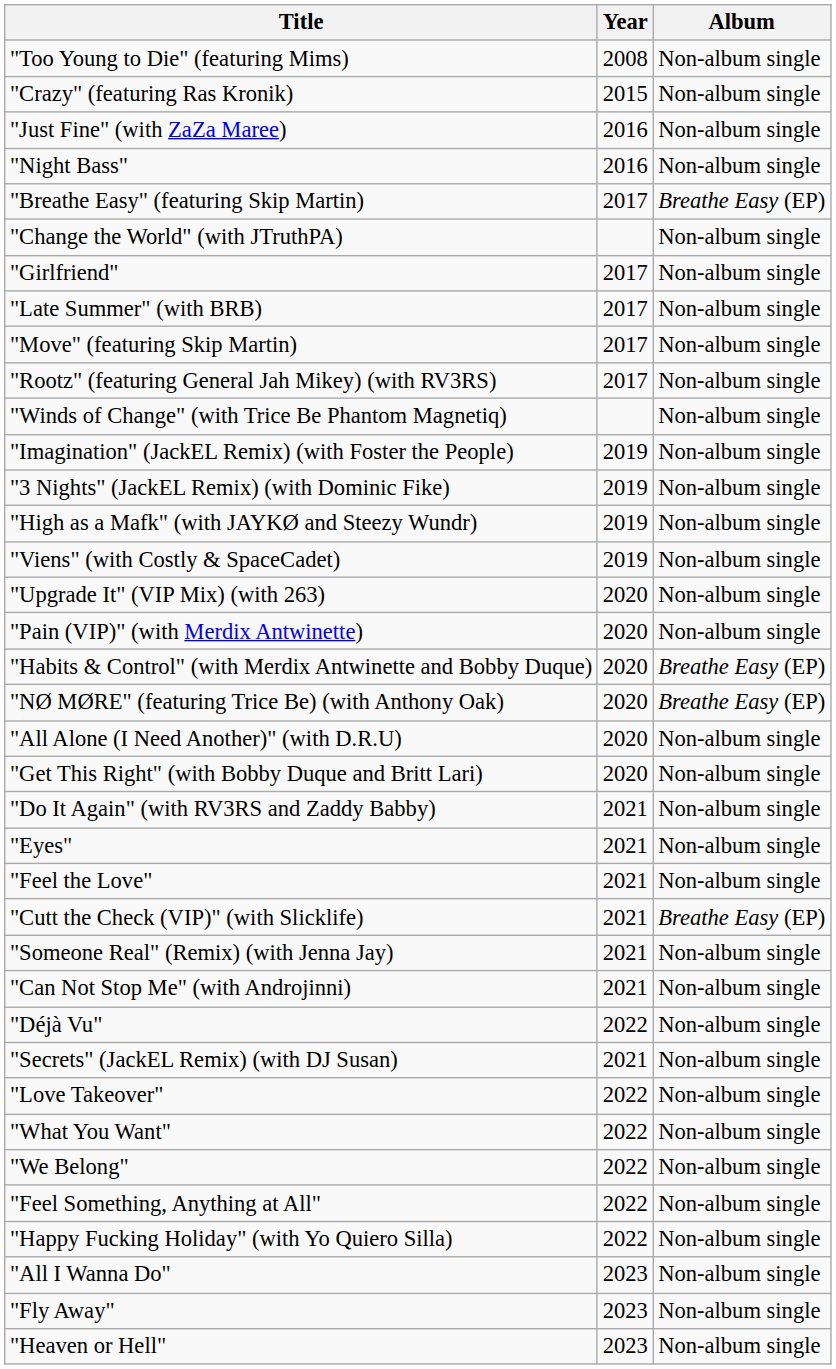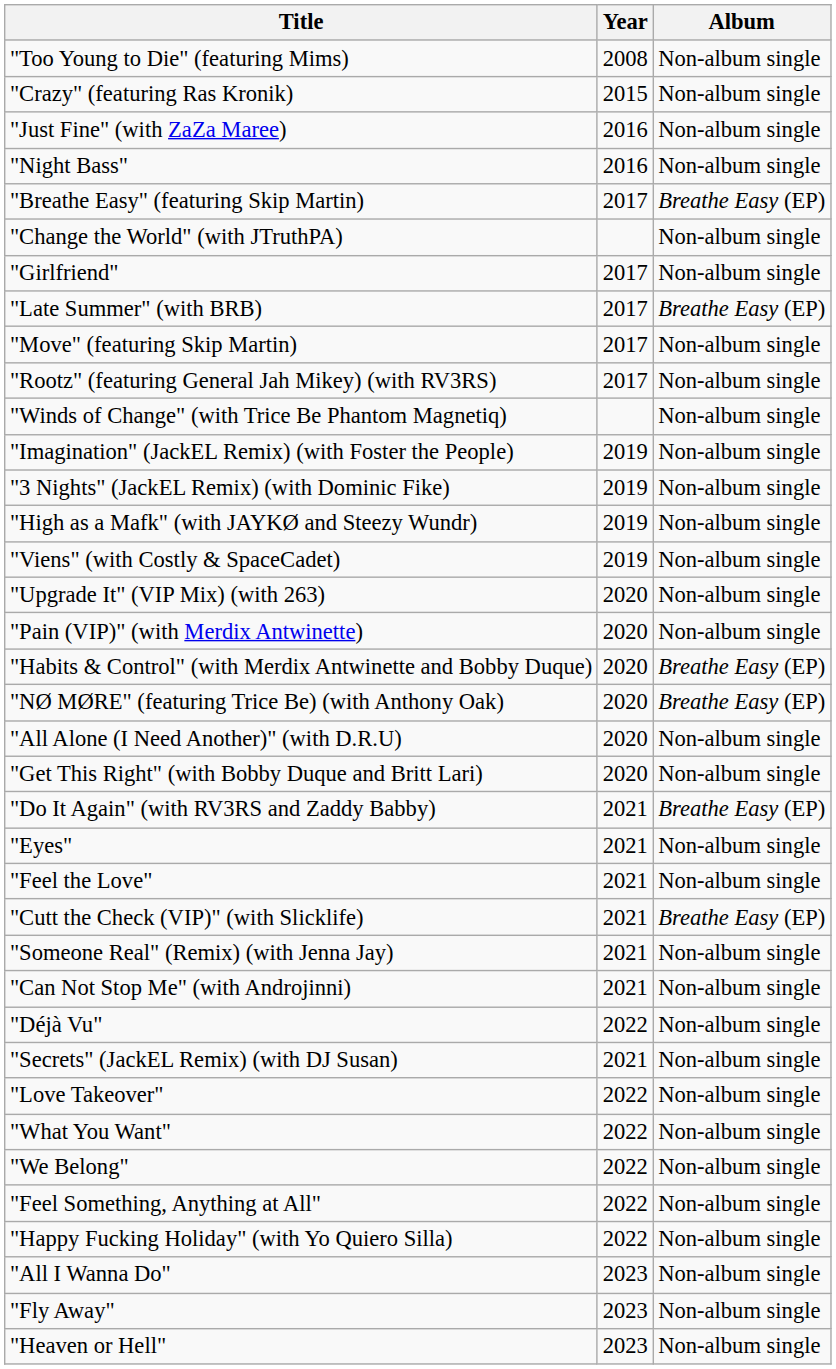(739, 308) Non-album single -> (742, 308) Breathe Easy (EP)
(739, 809) Non-album single -> (742, 809) Breathe Easy (EP)
